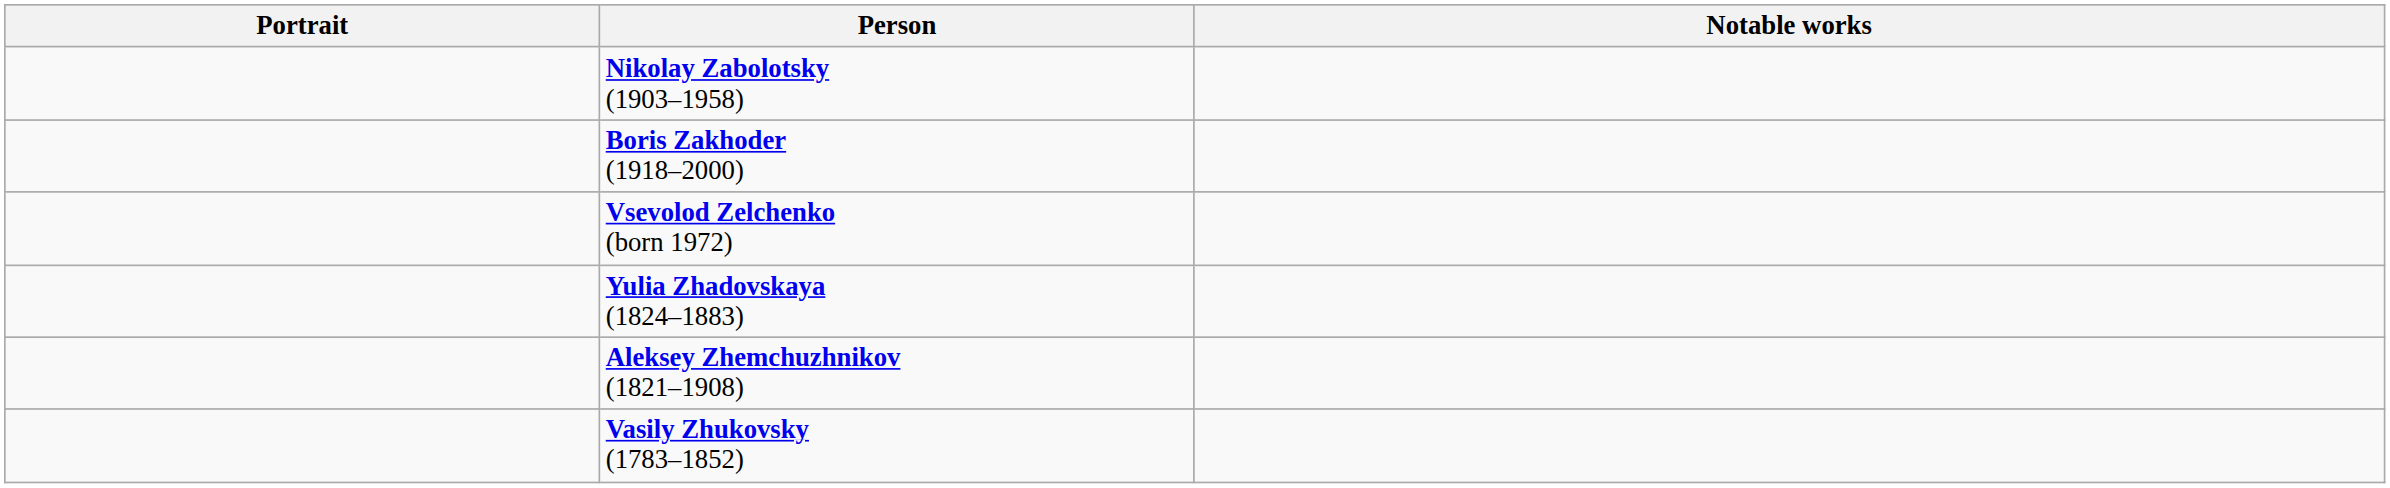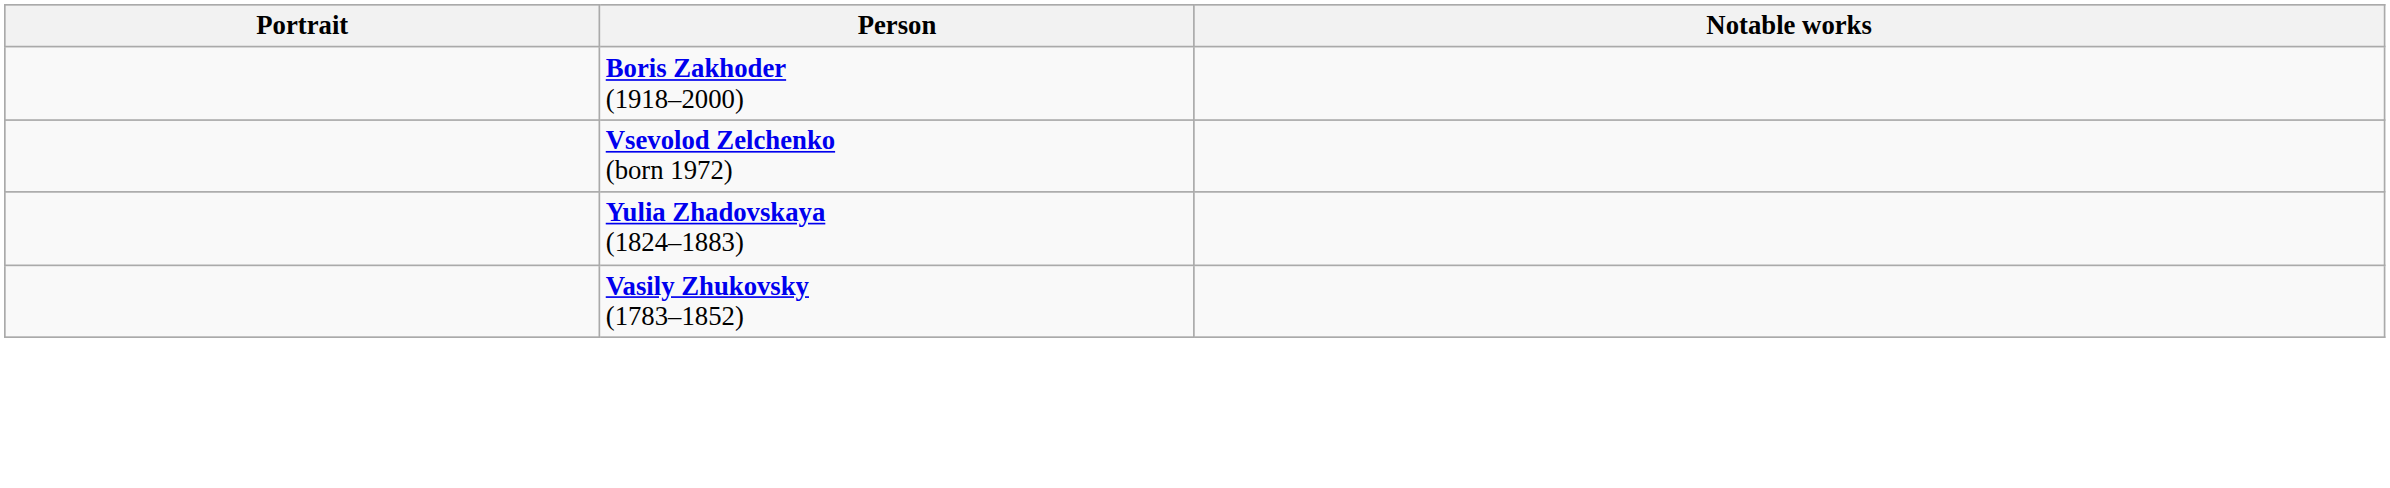- row: (717, 83)
- row: (753, 372)
